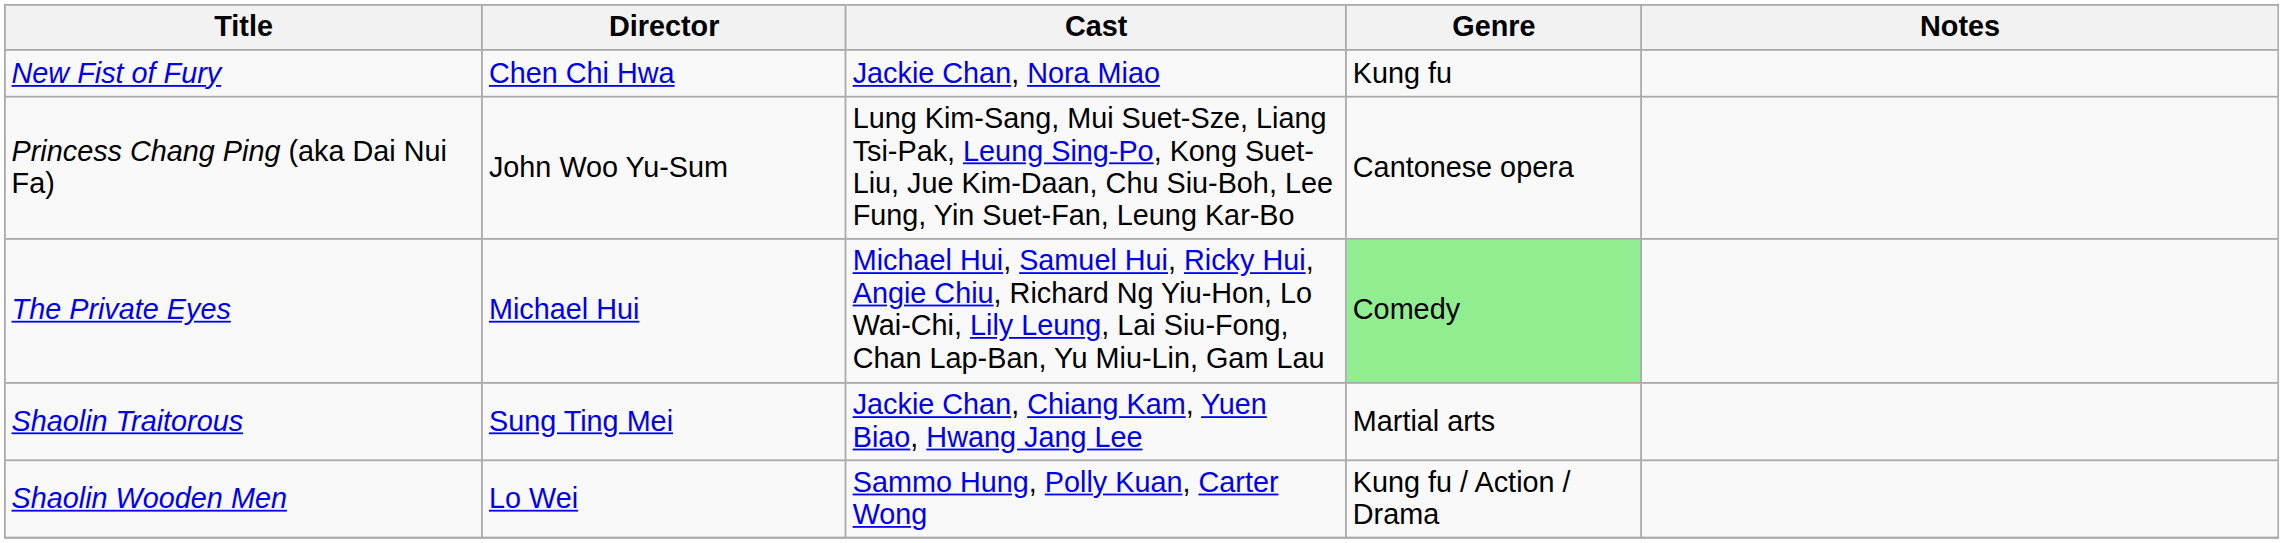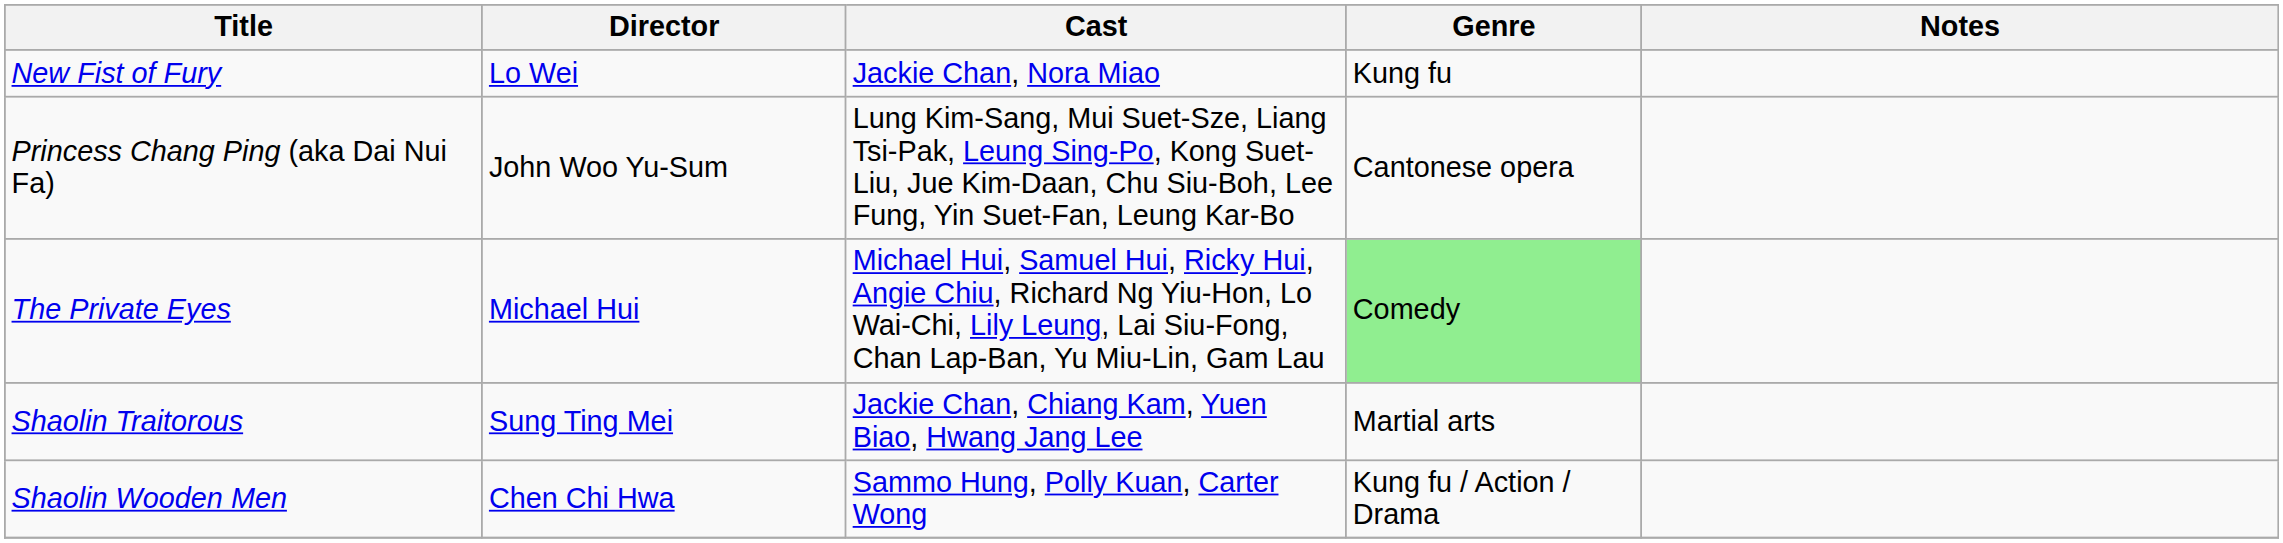(582, 73) Chen Chi Hwa -> (533, 73) Lo Wei
(533, 498) Lo Wei -> (582, 498) Chen Chi Hwa
